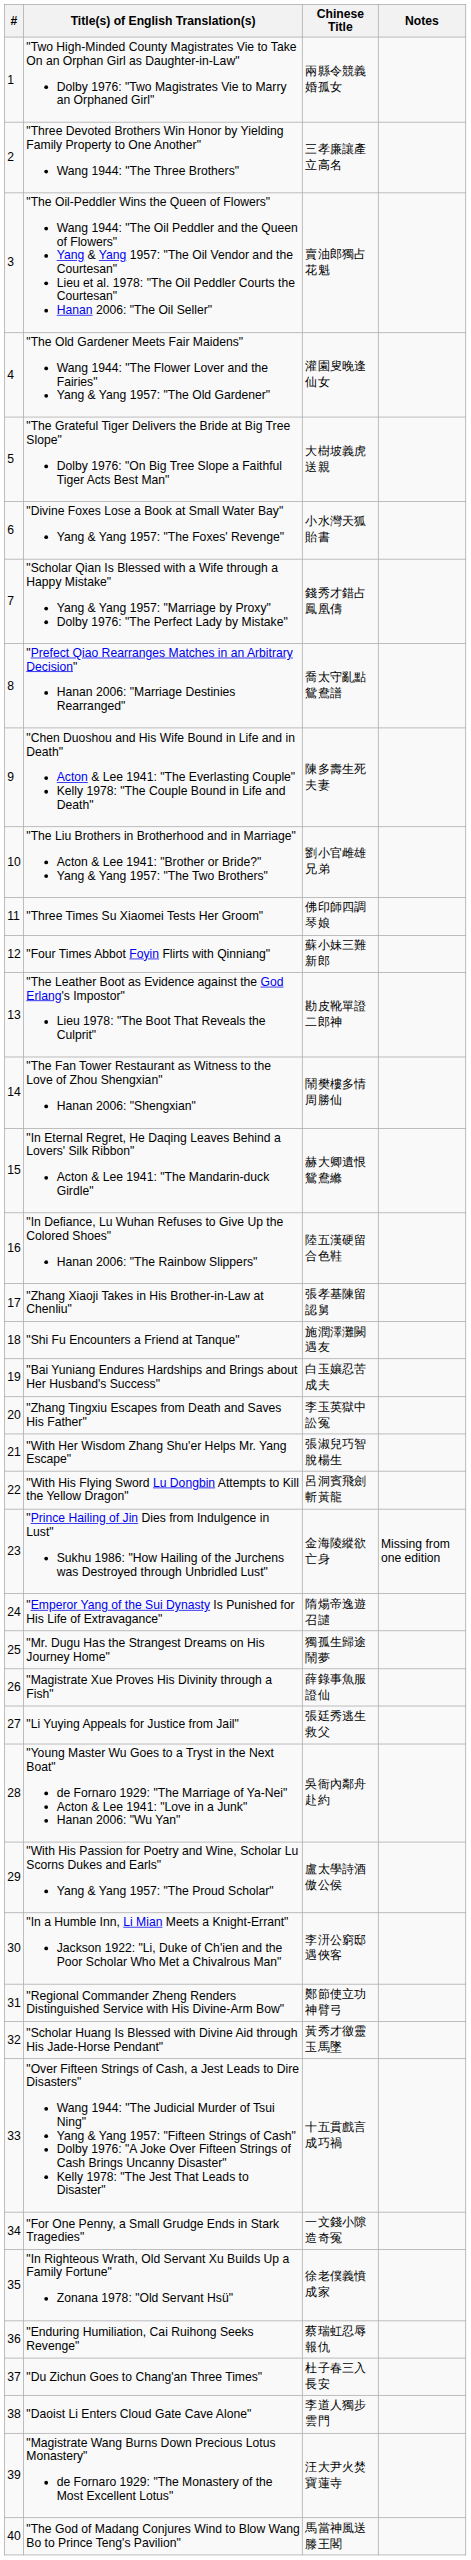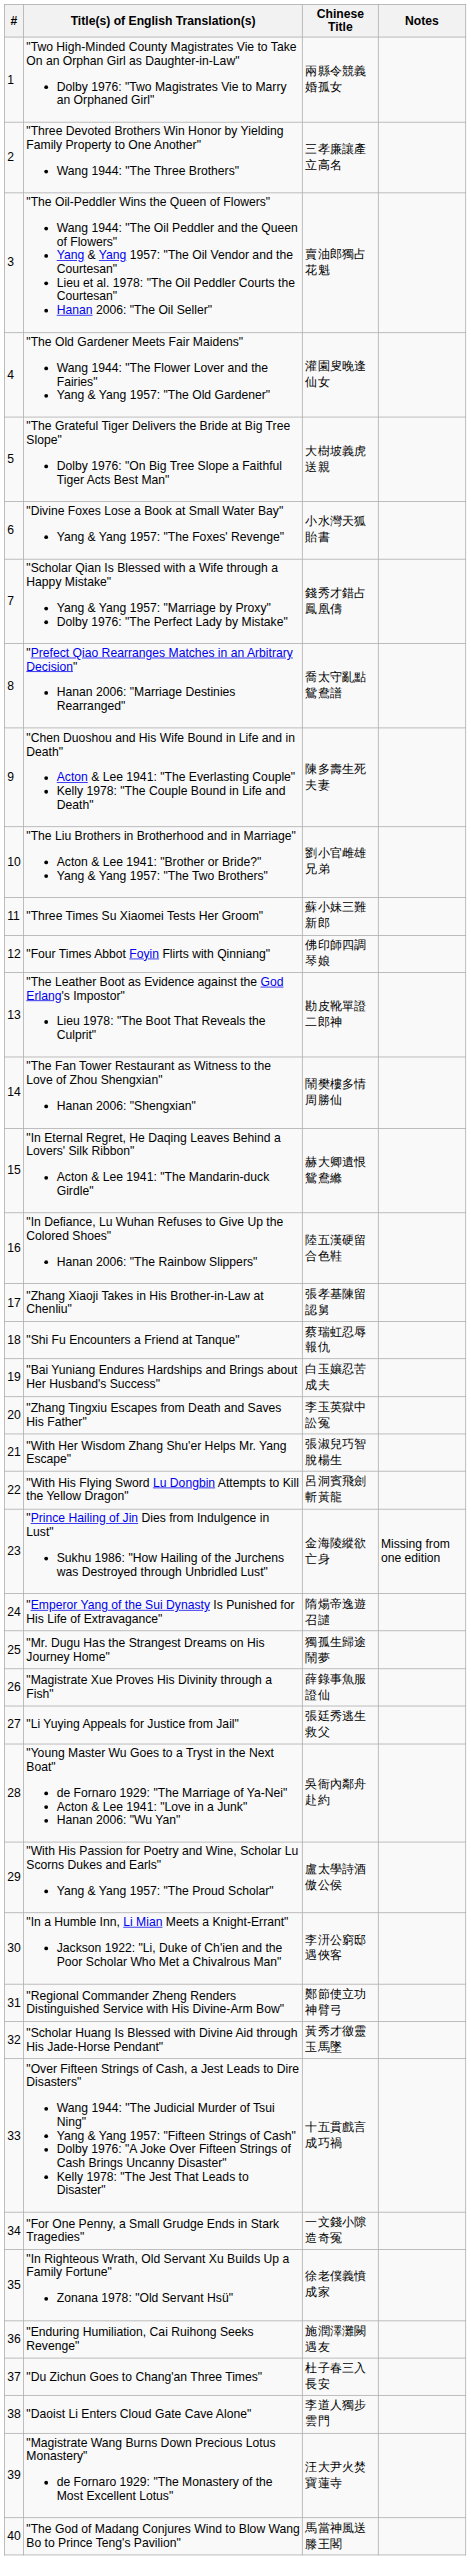(336, 915) 佛印師四調琴娘 -> (336, 915) 蘇小妹三難新郎
(336, 953) 蘇小妹三難新郎 -> (336, 953) 佛印師四調琴娘
(336, 1339) 施潤澤灘闕遇友 -> (336, 1339) 蔡瑞虹忍辱報仇
(336, 2338) 蔡瑞虹忍辱報仇 -> (336, 2338) 施潤澤灘闕遇友
